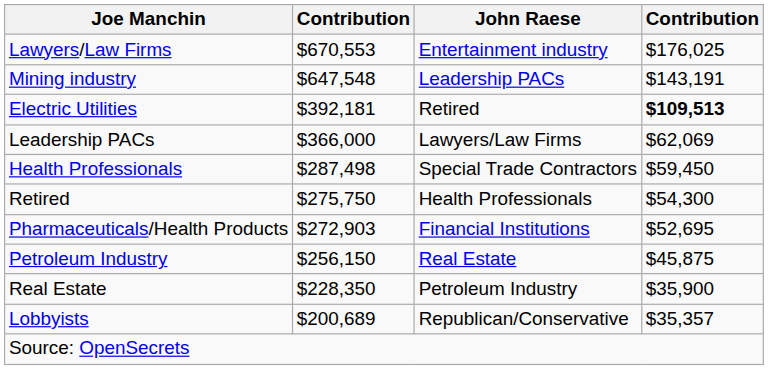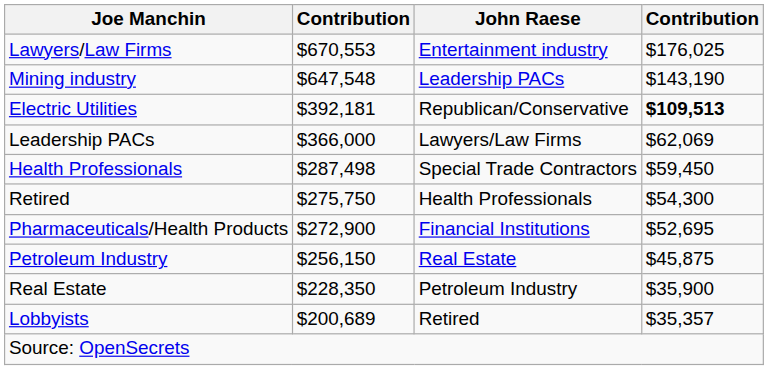(685, 79) $143,191 -> (685, 79) $143,190
(449, 109) Retired -> (524, 109) Republican/Conservative
(336, 229) $272,903 -> (336, 229) $272,900
(524, 318) Republican/Conservative -> (449, 318) Retired
